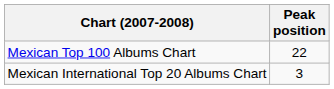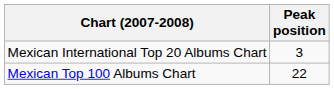rows swapped: (102, 52) <-> (137, 73)
